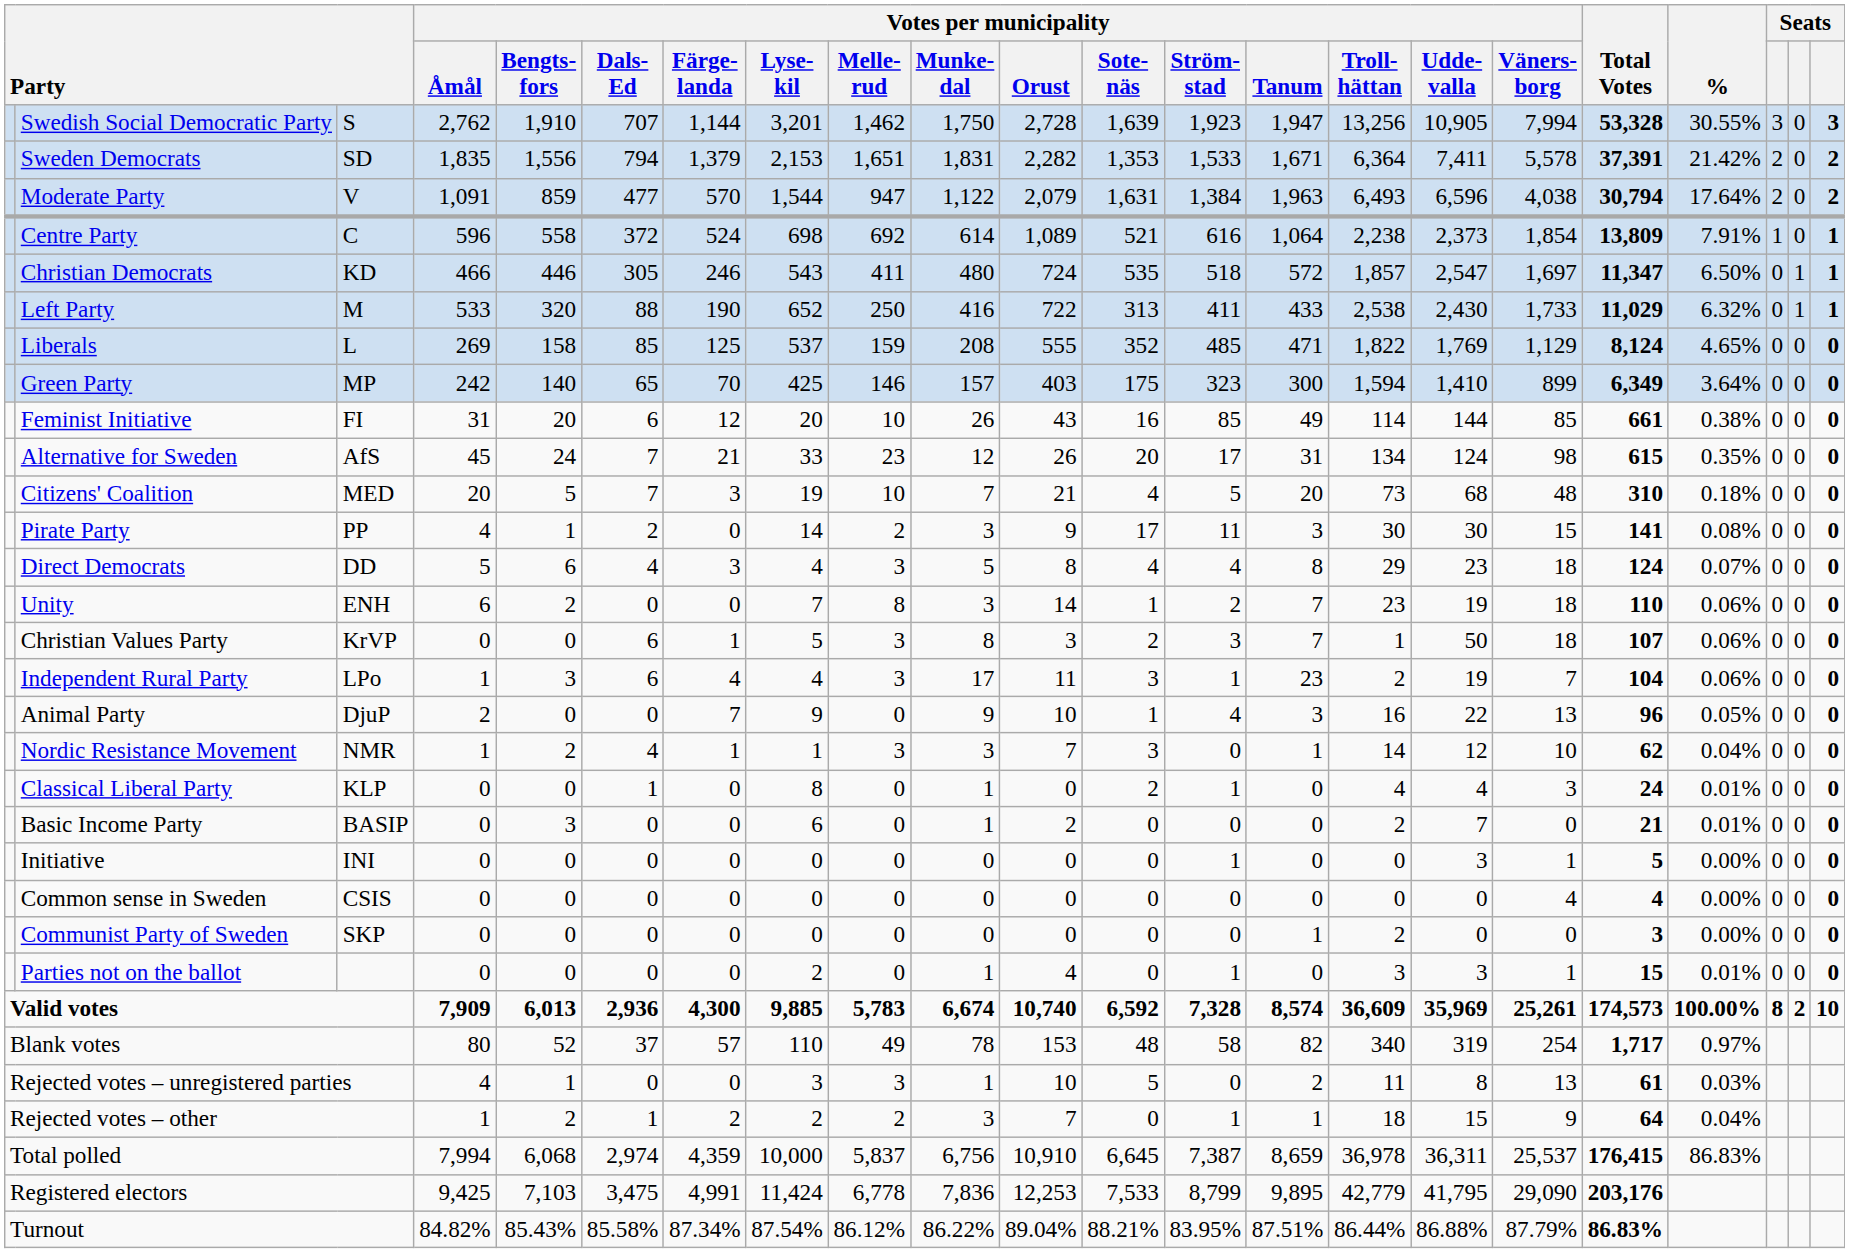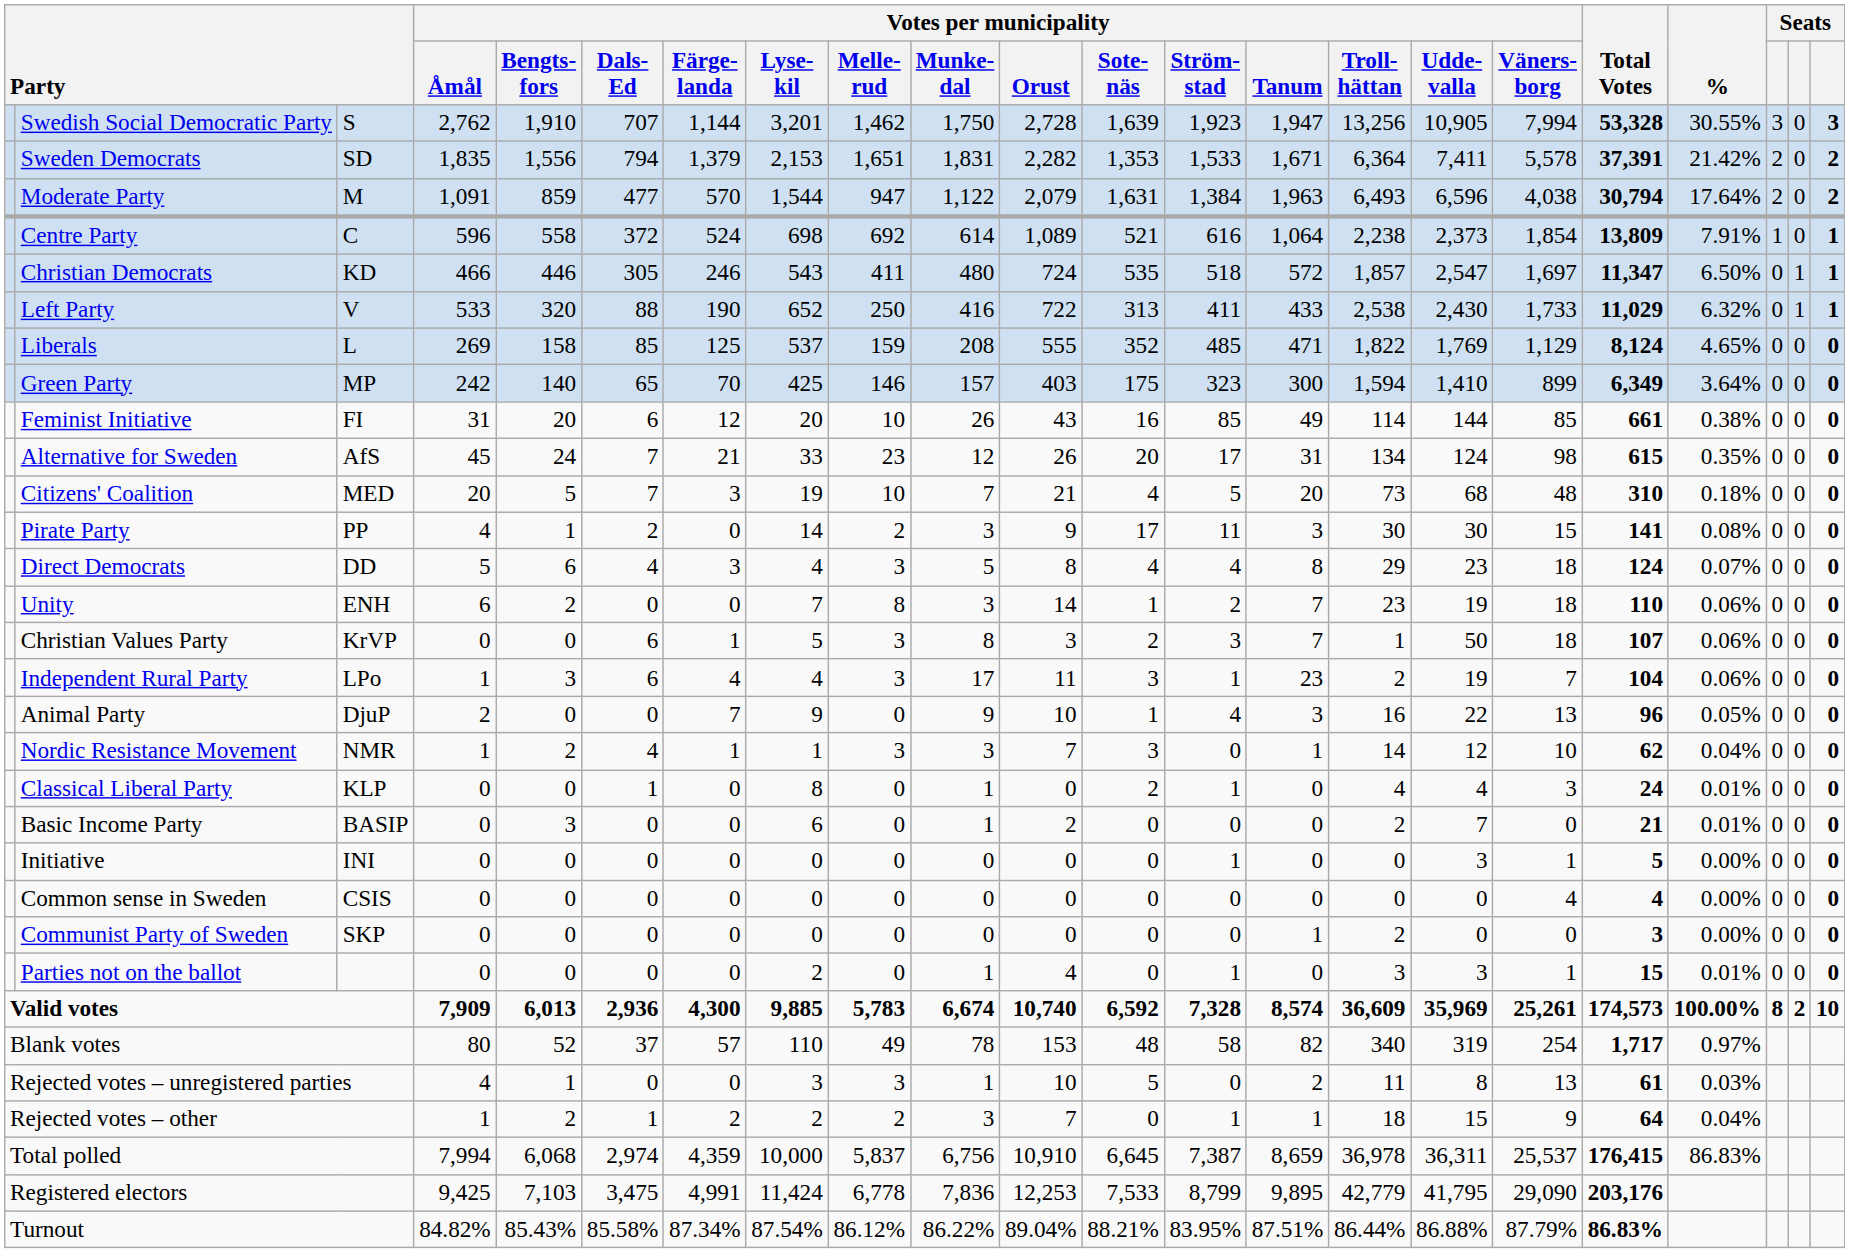(351, 196) V -> (353, 196) M
(353, 309) M -> (351, 309) V
